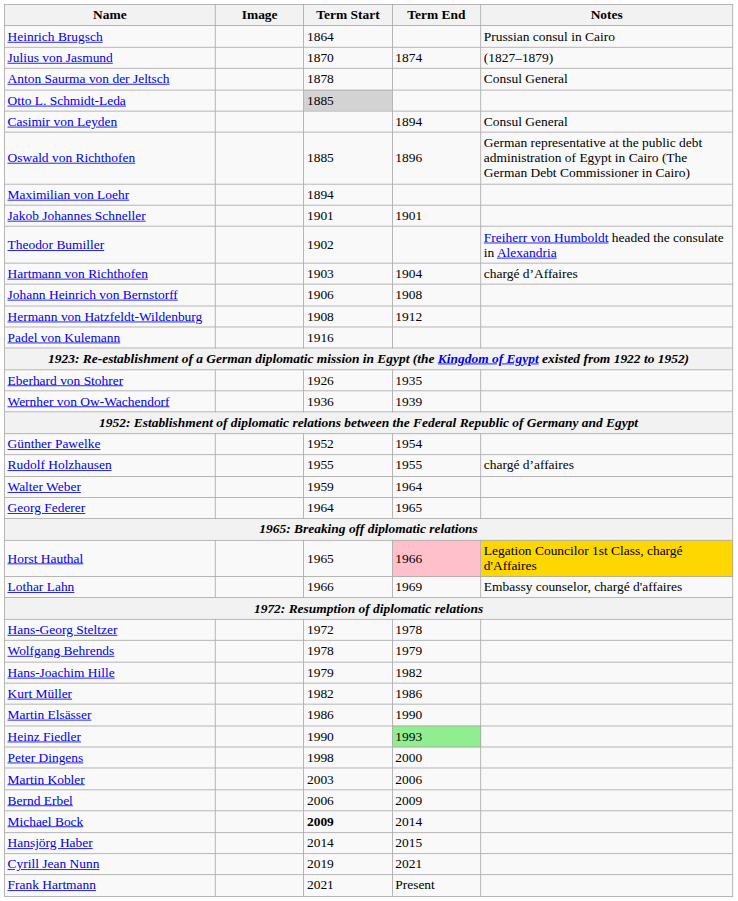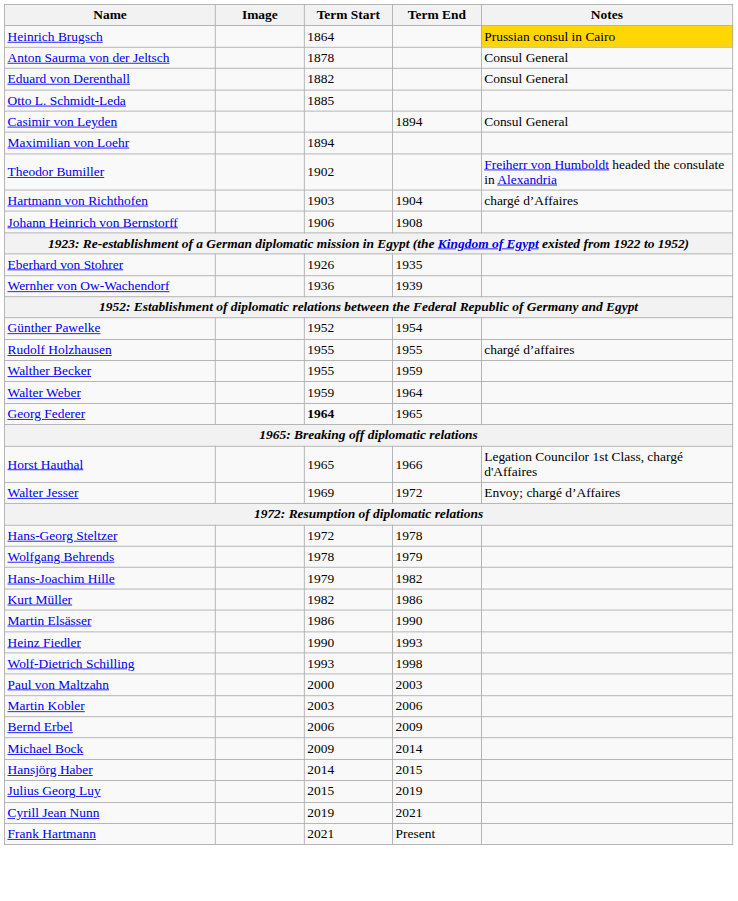(549, 36) no background -> (550, 36) gold background
- row: (60, 57)
+ row: (69, 79)
(320, 100) lightgrey background -> (321, 100) no background
- row: (71, 158)
- row: (77, 215)
- row: (105, 316)
- row: (64, 337)
+ row: (49, 371)
(320, 508) normal -> (321, 413) bold
(409, 558) pink background -> (409, 464) no background
(583, 558) gold background -> (584, 464) no background
- row: (41, 587)
+ row: (43, 493)
(409, 736) lightgreen background -> (409, 642) no background
+ row: (71, 663)
- row: (45, 757)
+ row: (58, 684)
(320, 821) bold -> (321, 748) normal
+ row: (54, 791)
